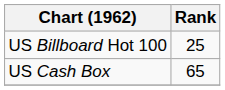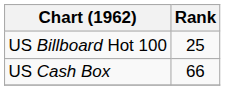(195, 71) 65 -> (195, 71) 66
